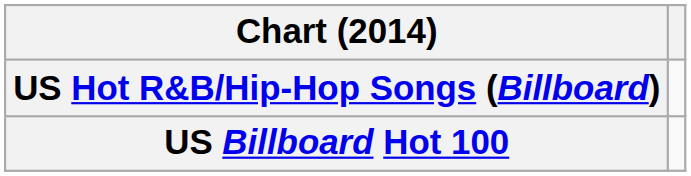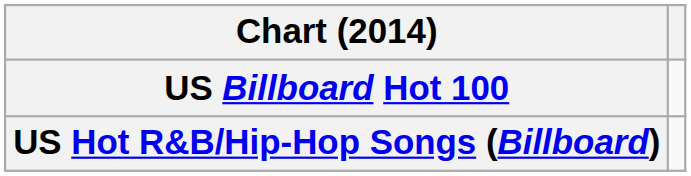rows swapped: (337, 142) <-> (337, 87)
